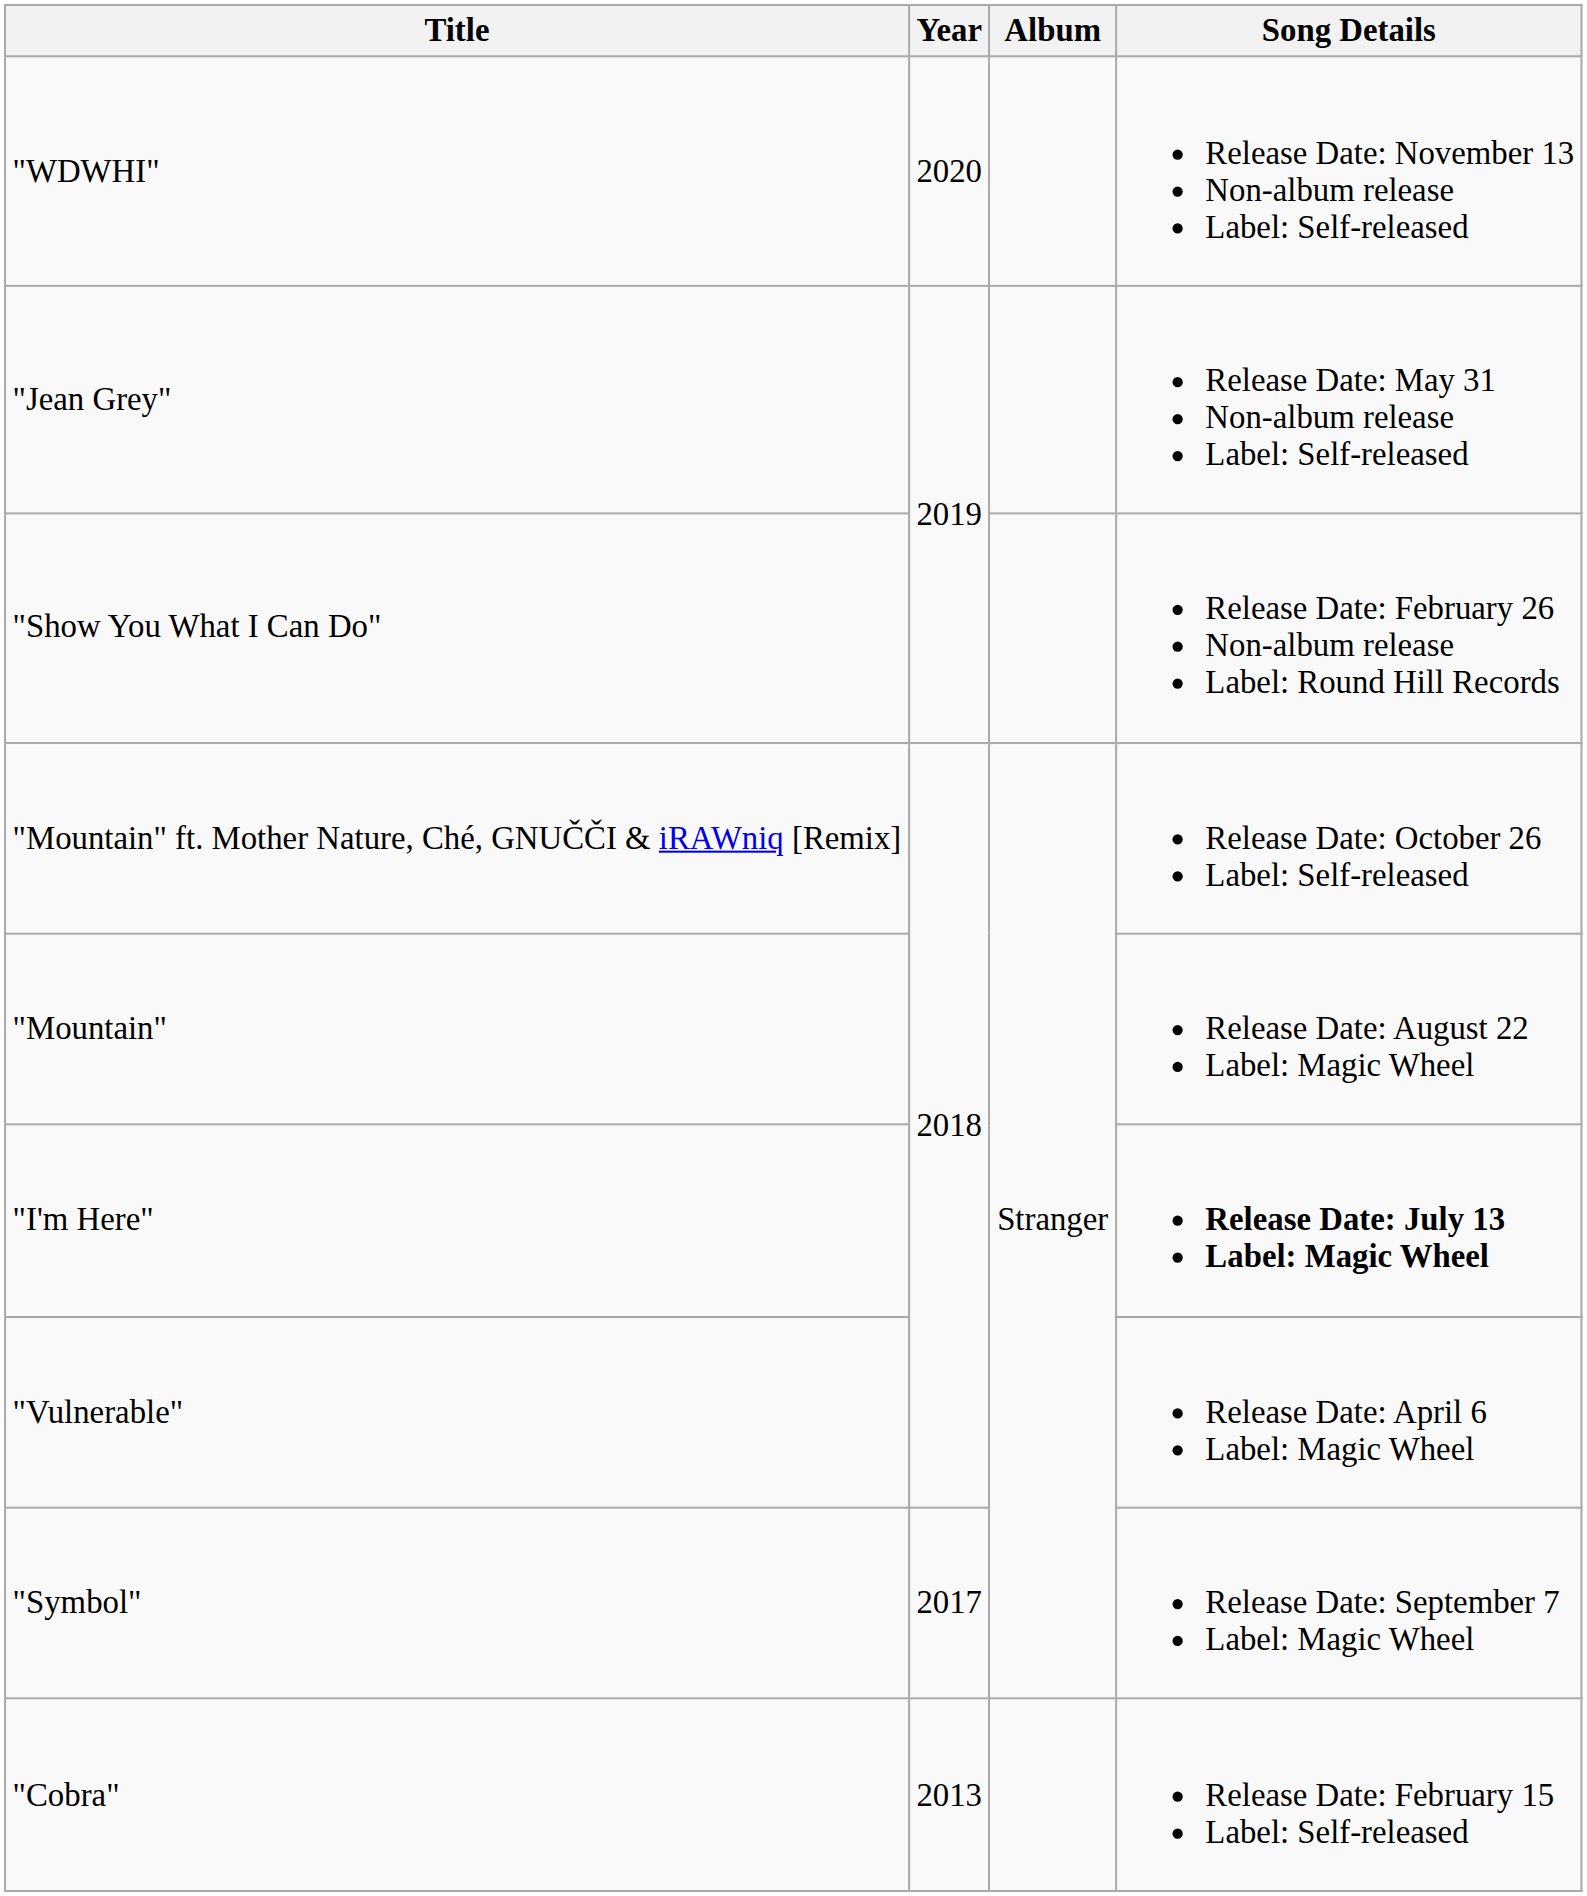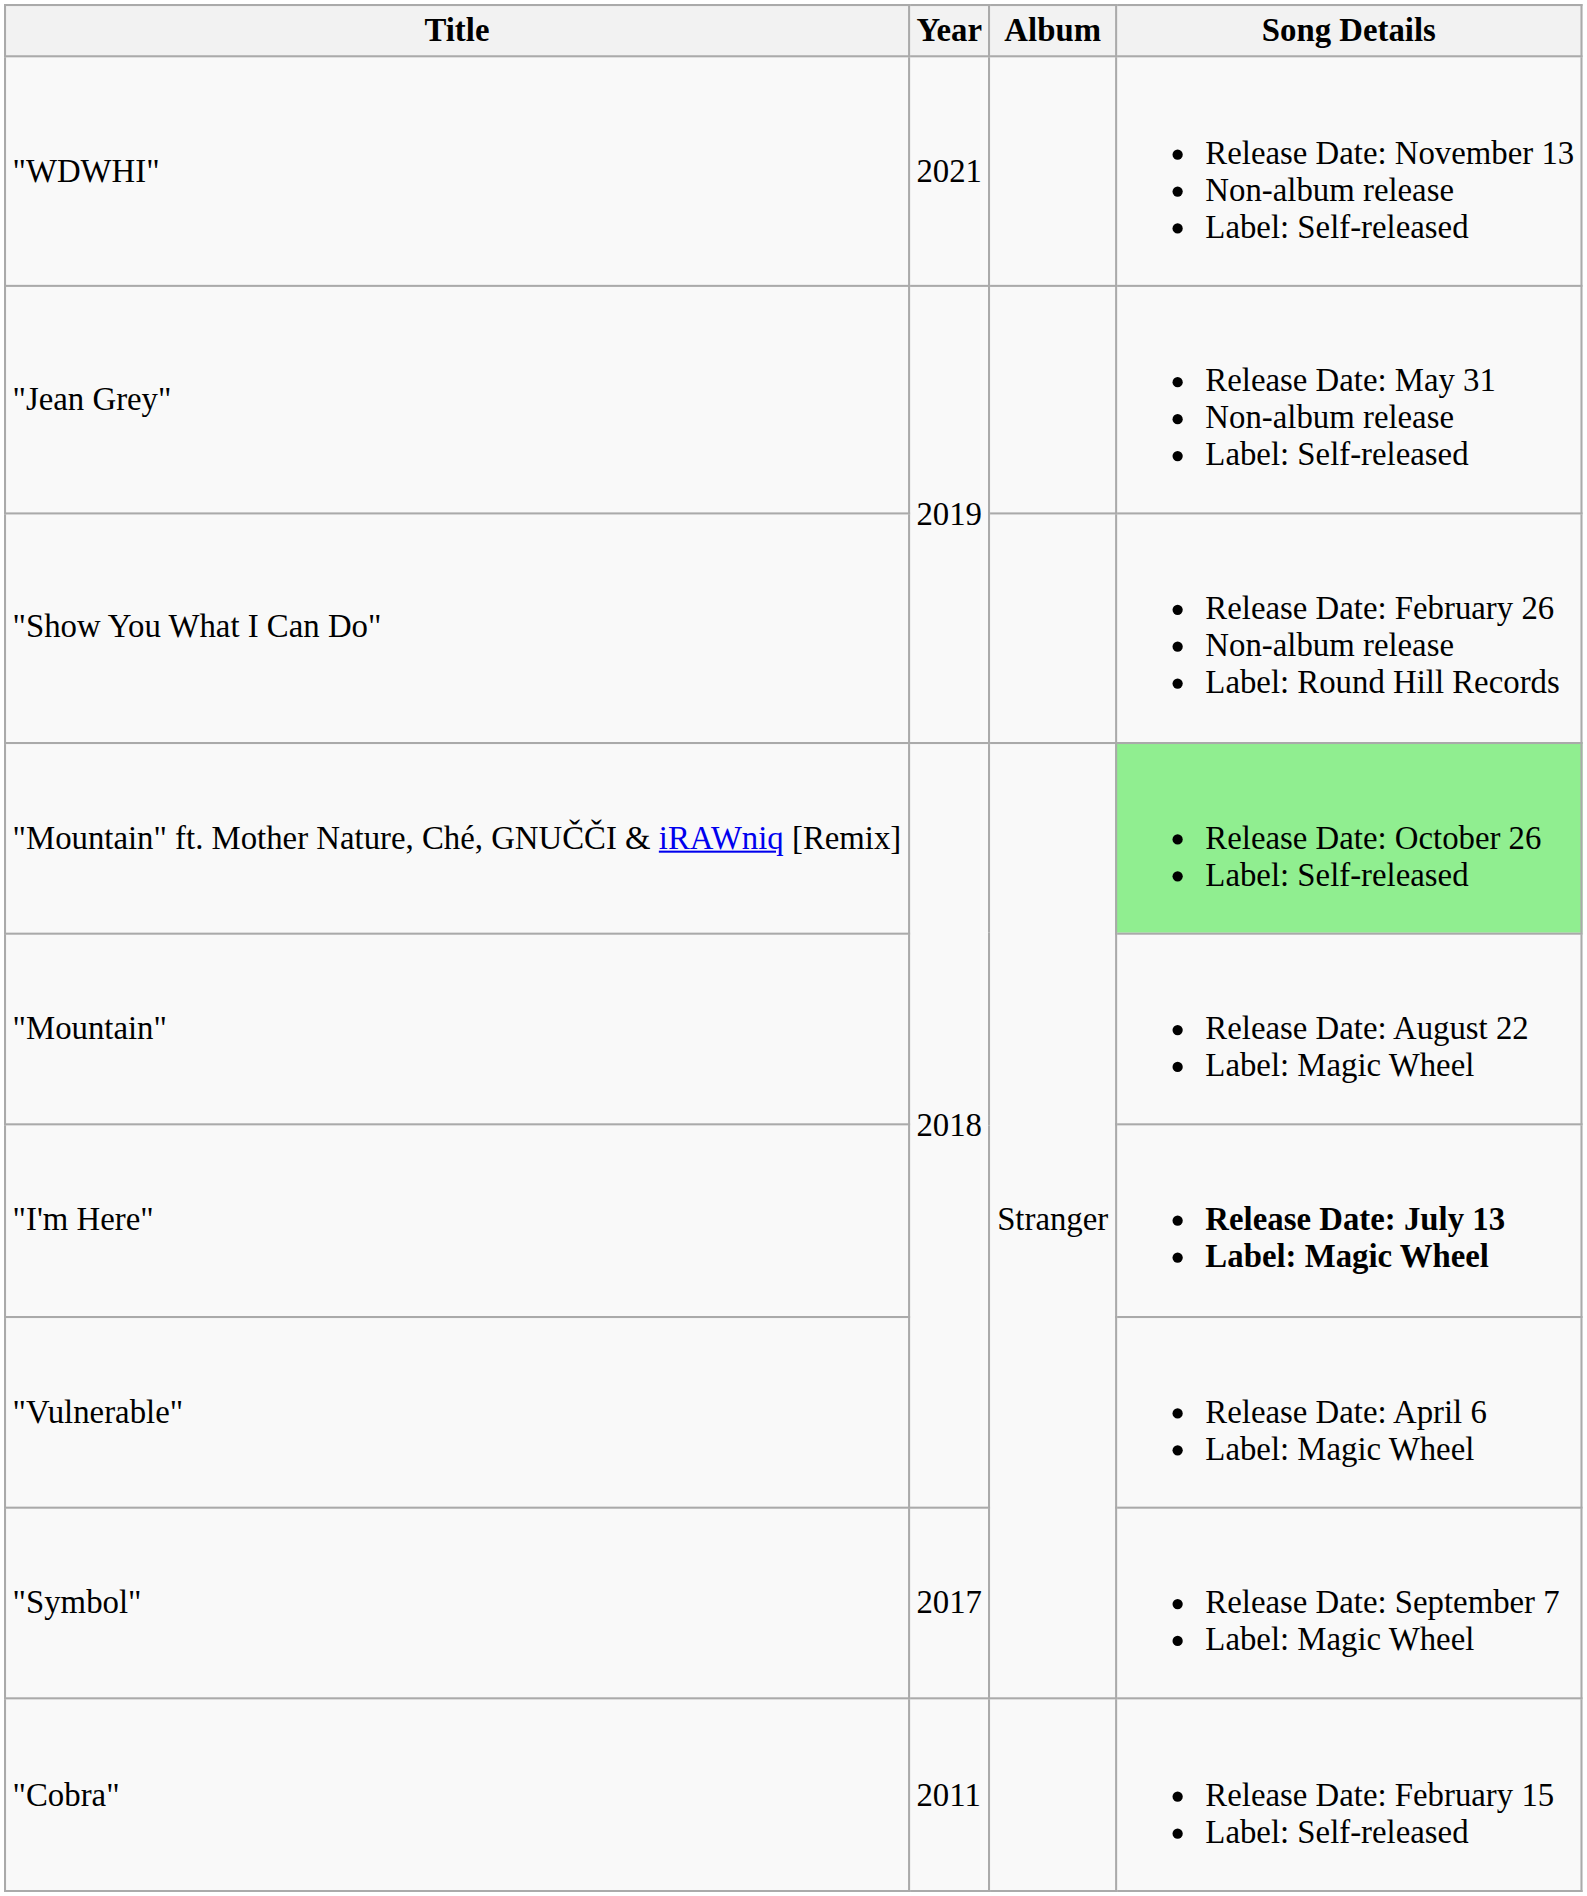(949, 170) 2020 -> (949, 170) 2021
(1349, 856) no background -> (1349, 856) lightgreen background
(949, 1794) 2013 -> (949, 1794) 2011
